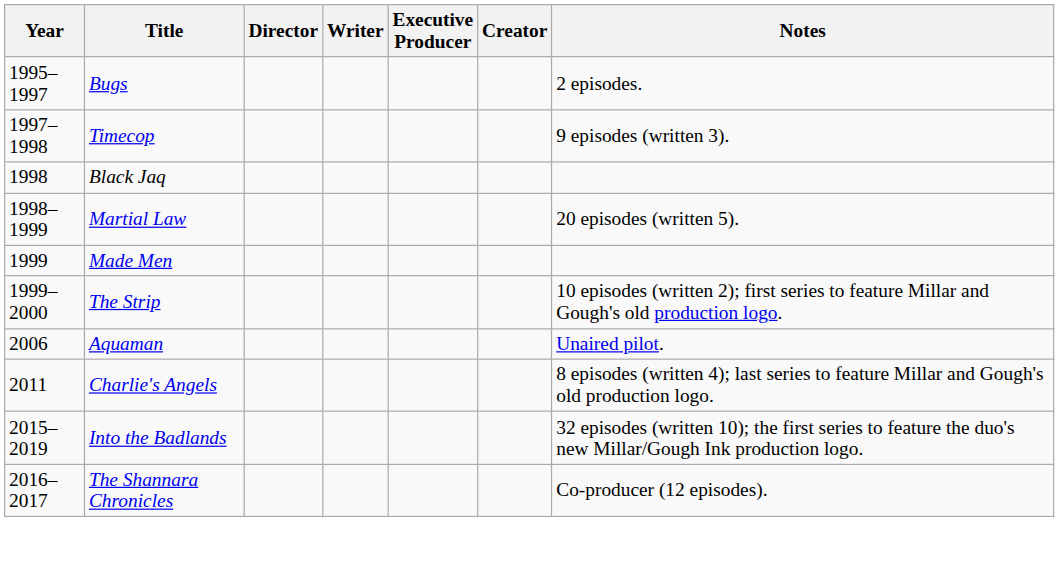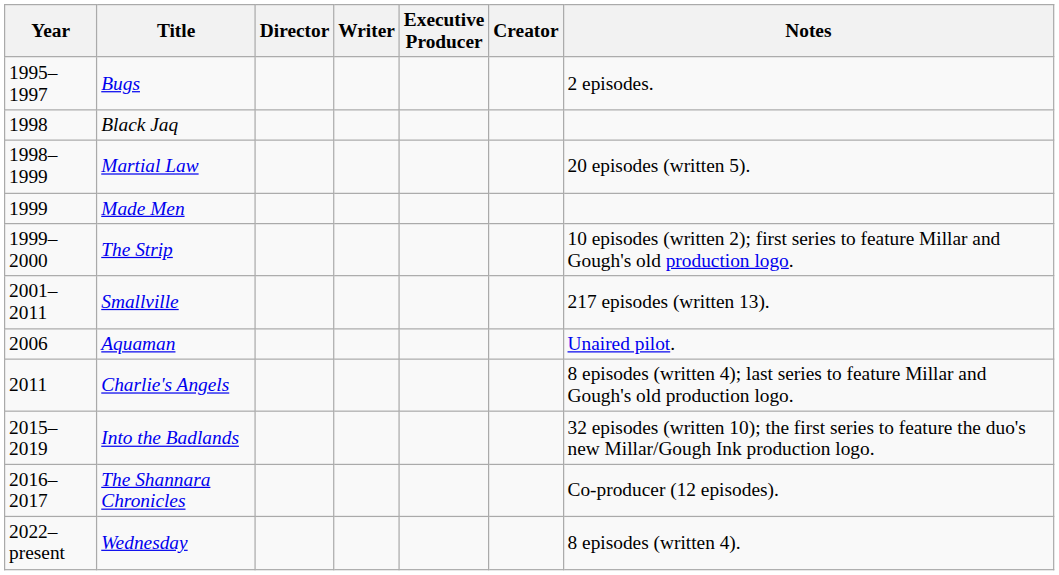- row: (122, 135)
+ row: (140, 302)
+ row: (144, 542)
